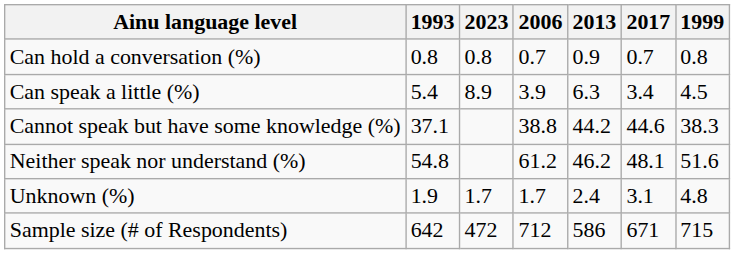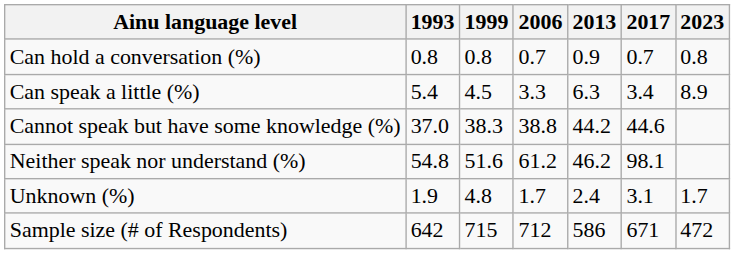columns swapped: (702, 21) <-> (487, 21)
(532, 91) 3.9 -> (532, 91) 3.3
(430, 126) 37.1 -> (430, 126) 37.0
(646, 160) 48.1 -> (646, 160) 98.1
